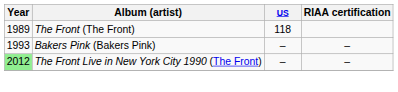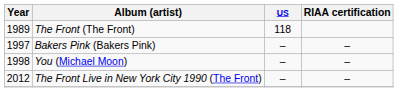(18, 45) 1993 -> (18, 45) 1997
+ row: (81, 62)
(18, 62) lightgreen background -> (18, 78) no background
